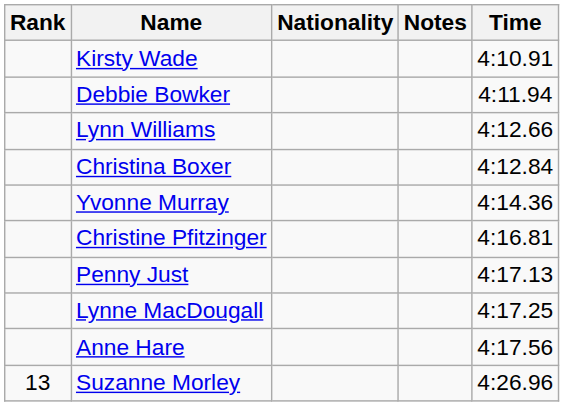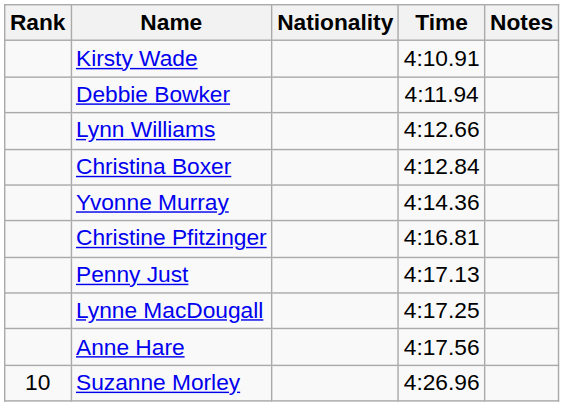columns swapped: (515, 22) <-> (435, 22)
(38, 382) 13 -> (38, 382) 10
